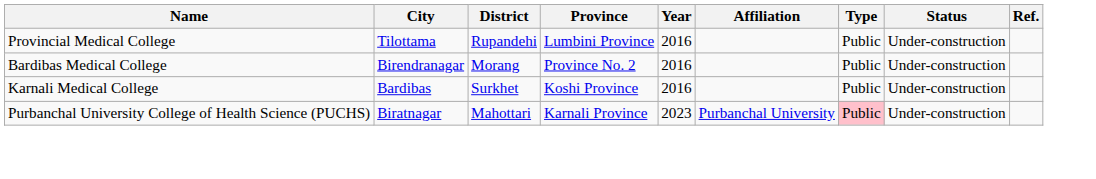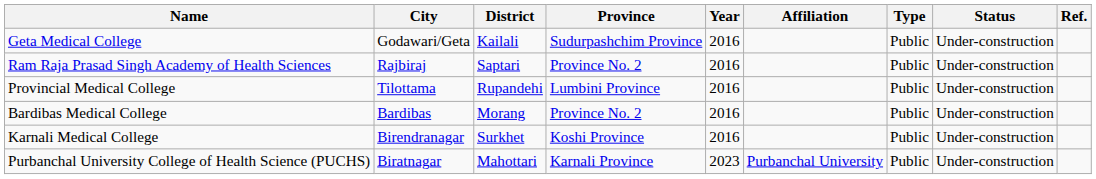+ row: (75, 40)
+ row: (169, 64)
(421, 64) Birendranagar -> (404, 112) Bardibas
(404, 88) Bardibas -> (421, 137) Birendranagar
(861, 112) pink background -> (909, 161) no background
